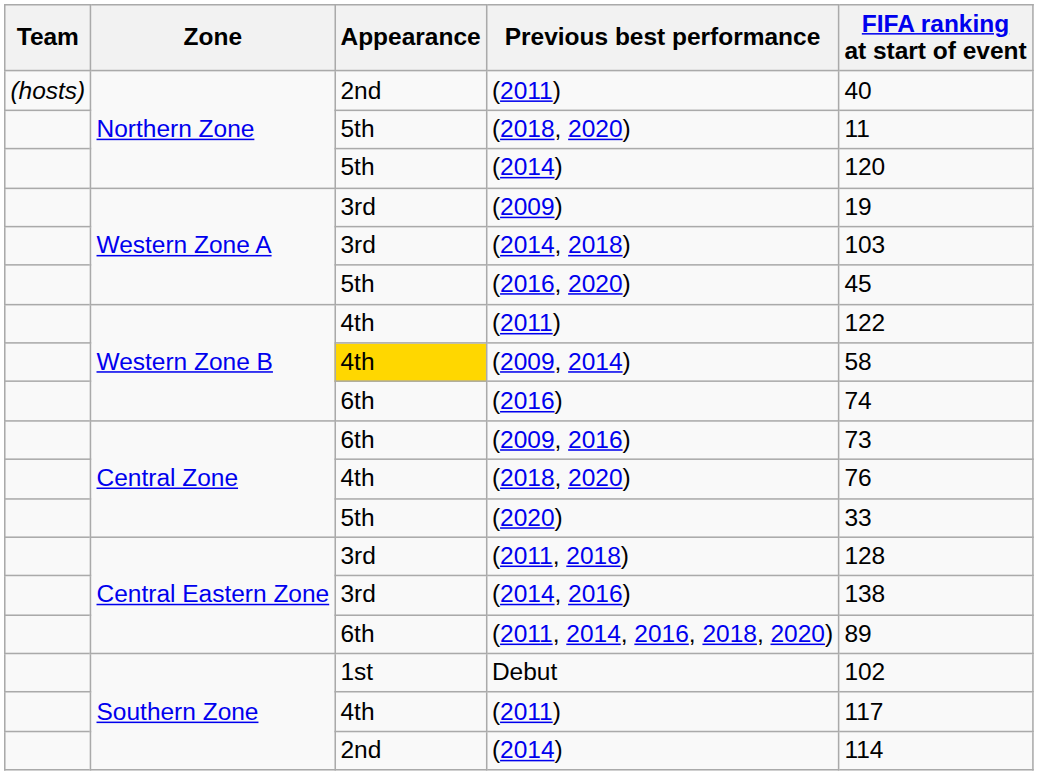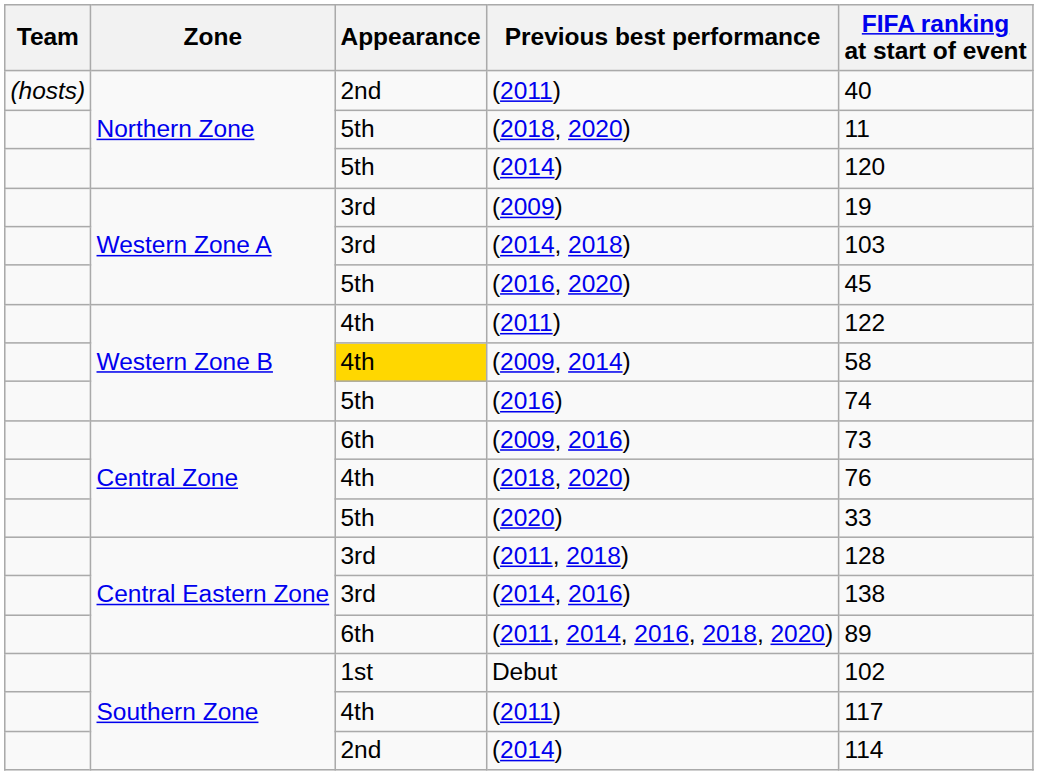(358, 400) 6th -> (358, 400) 5th
